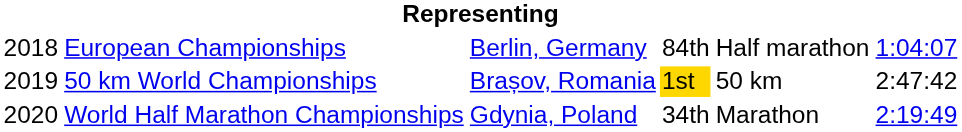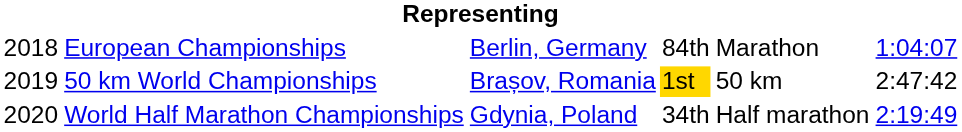(793, 47) Half marathon -> (767, 47) Marathon
(767, 115) Marathon -> (793, 115) Half marathon
